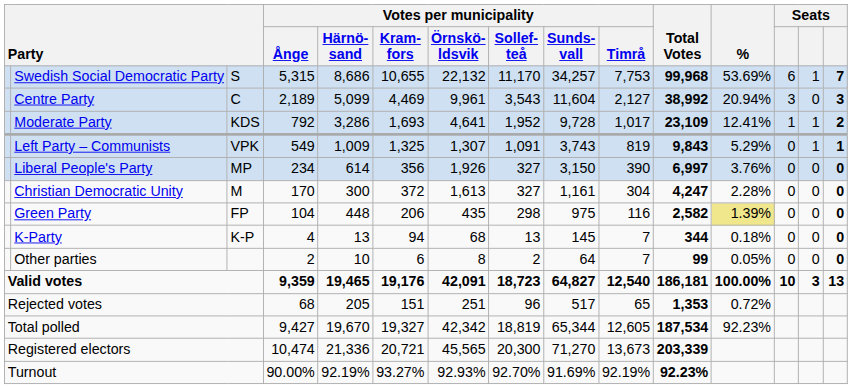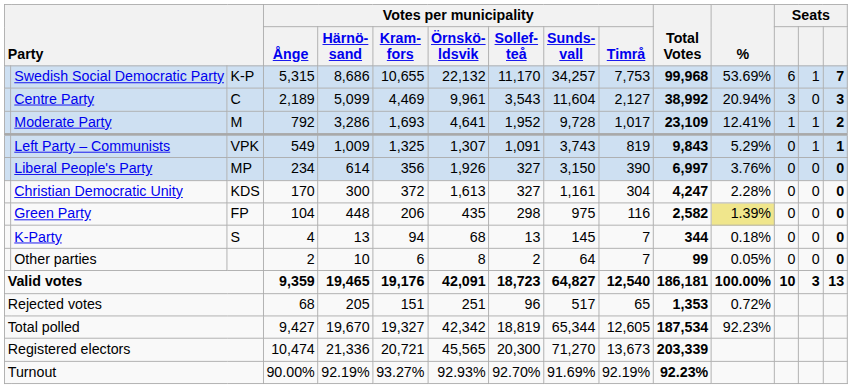(235, 76) S -> (242, 76) K-P
(245, 122) KDS -> (237, 122) M
(237, 191) M -> (245, 191) KDS
(242, 236) K-P -> (235, 236) S
